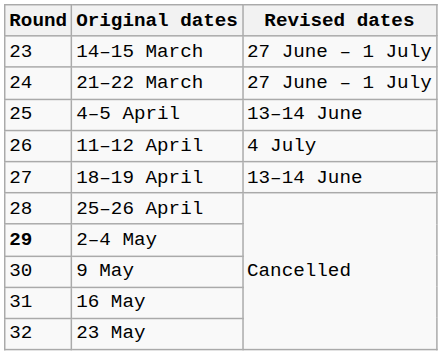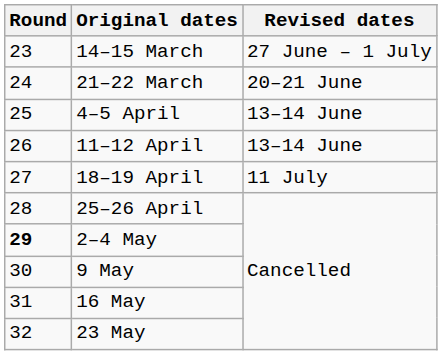(339, 83) 27 June – 1 July -> (305, 83) 20–21 June
(282, 146) 4 July -> (305, 146) 13–14 June
(305, 177) 13–14 June -> (287, 177) 11 July
